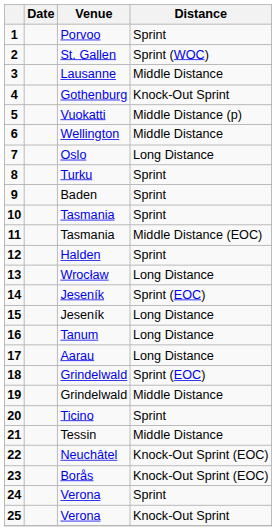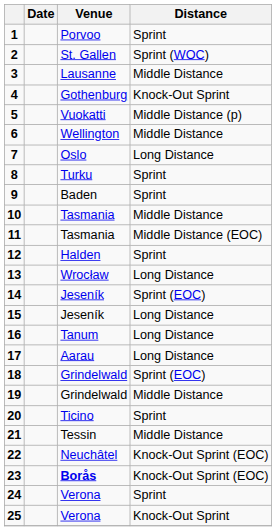(150, 214) Sprint -> (178, 214) Middle Distance
(77, 475) normal -> (78, 475) bold
